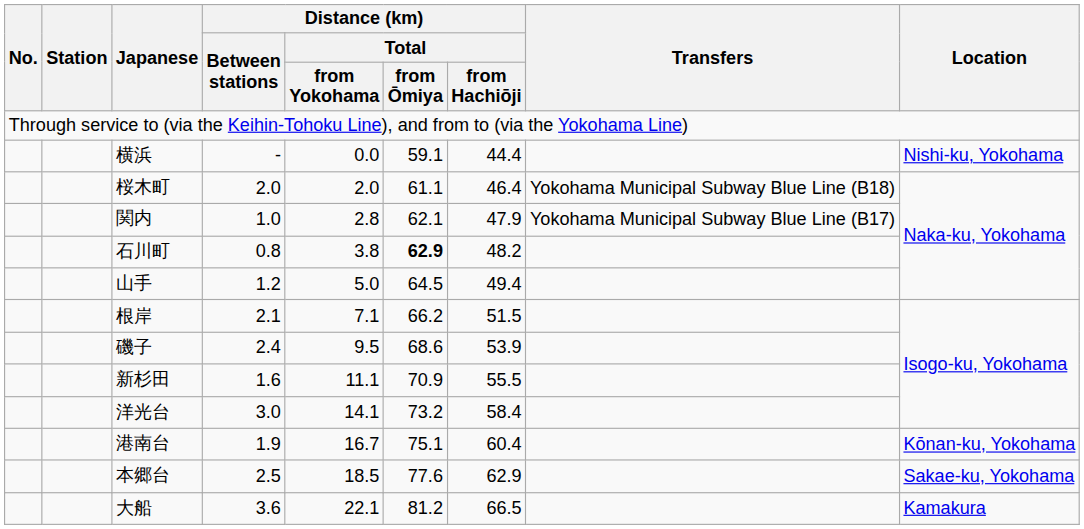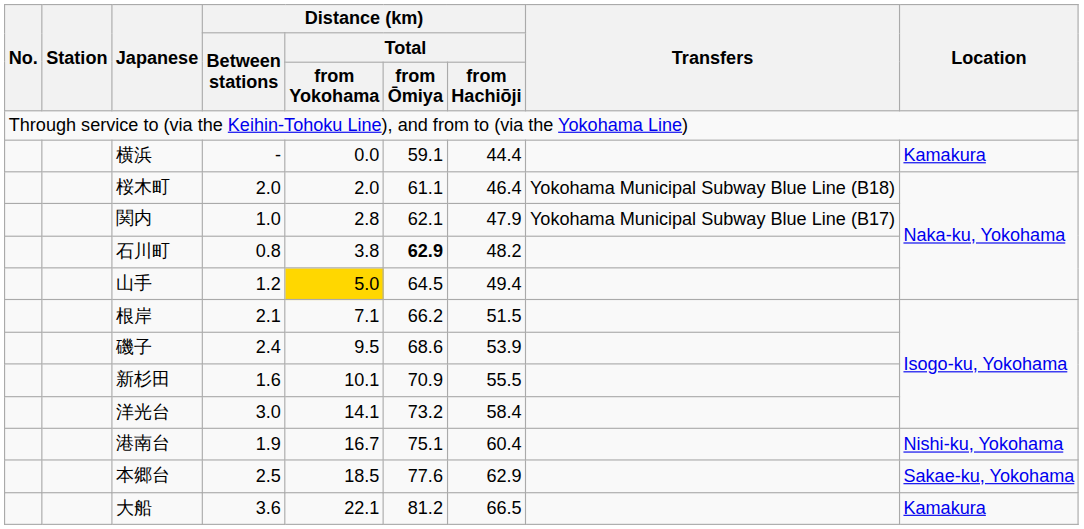(983, 155) Nishi-ku, Yokohama -> (945, 155) Kamakura
(367, 283) no background -> (367, 283) gold background
(362, 380) 11.1 -> (362, 380) 10.1
(989, 444) Kōnan-ku, Yokohama -> (983, 444) Nishi-ku, Yokohama
